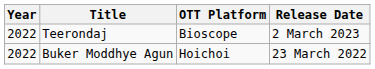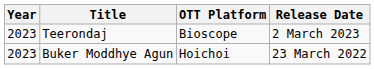(22, 34) 2022 -> (22, 34) 2023
(22, 54) 2022 -> (22, 54) 2023
